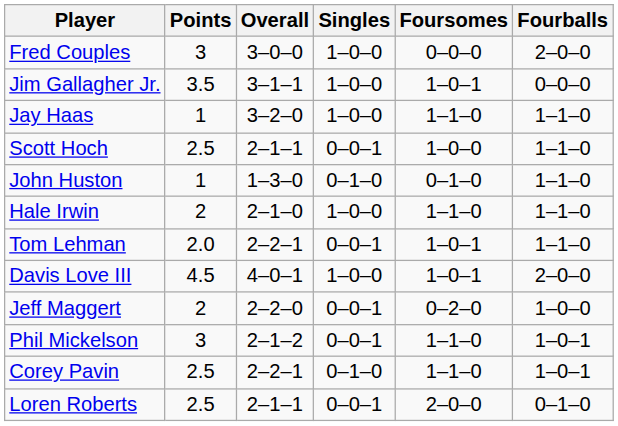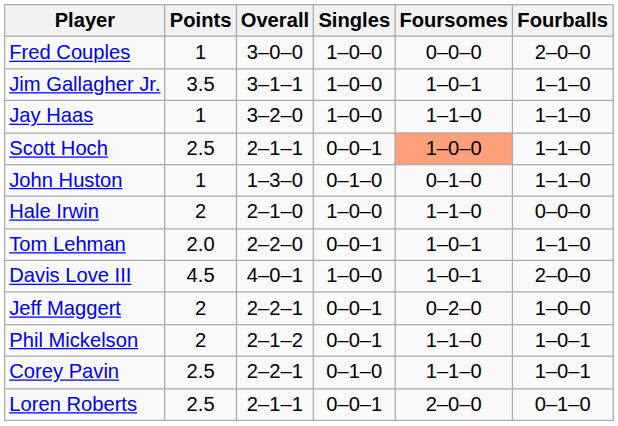(201, 52) 3 -> (201, 52) 1
(563, 84) 0–0–0 -> (563, 84) 1–1–0
(454, 148) no background -> (454, 148) lightsalmon background
(563, 212) 1–1–0 -> (563, 212) 0–0–0
(275, 244) 2–2–1 -> (275, 244) 2–2–0
(275, 308) 2–2–0 -> (275, 308) 2–2–1
(201, 340) 3 -> (201, 340) 2
